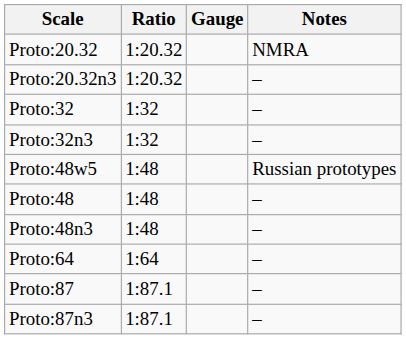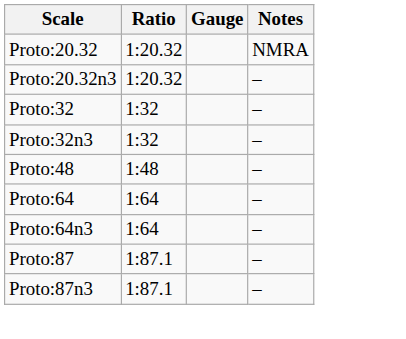- row: (53, 169)
- row: (51, 229)
+ row: (51, 229)
